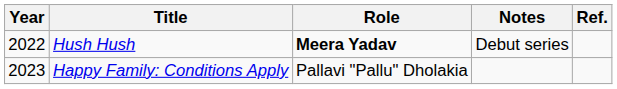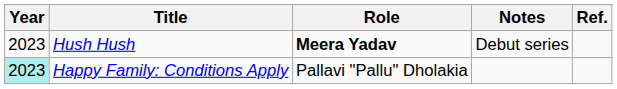(27, 44) 2022 -> (27, 44) 2023
(27, 70) no background -> (27, 70) paleturquoise background
